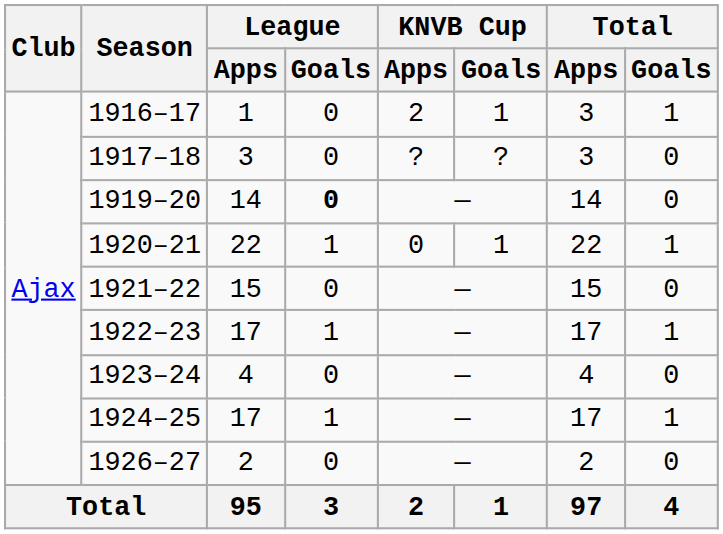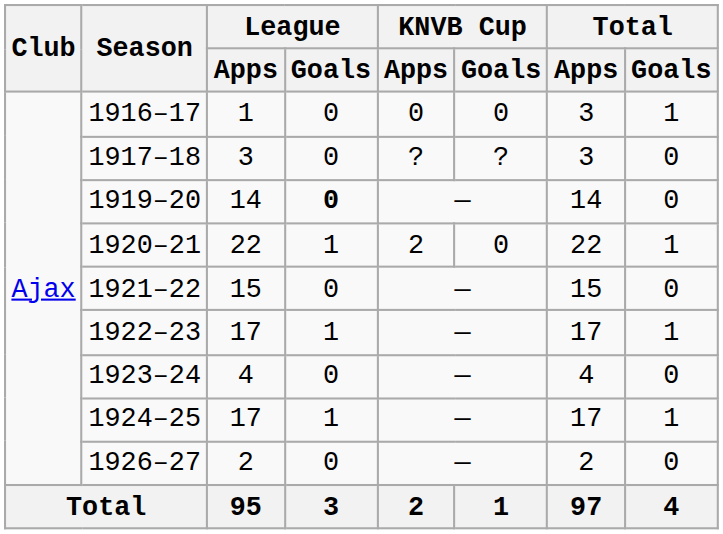(416, 114) 2 -> (416, 114) 0
(501, 114) 1 -> (501, 114) 0
(416, 245) 0 -> (416, 245) 2
(501, 245) 1 -> (501, 245) 0
